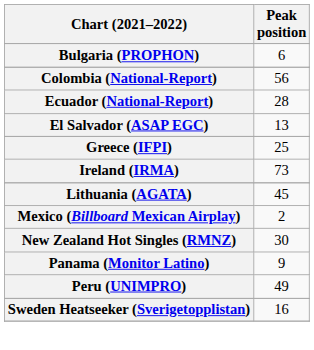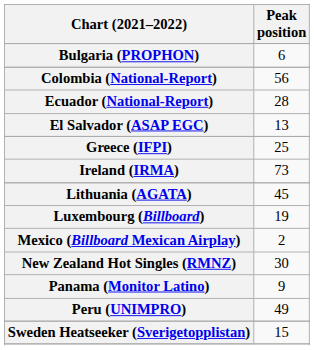+ row: (129, 217)
(282, 309) 16 -> (282, 332) 15
